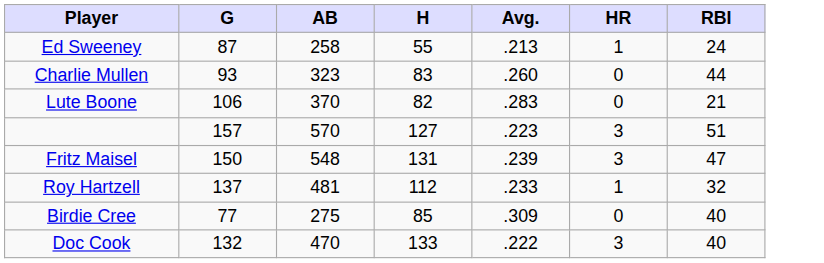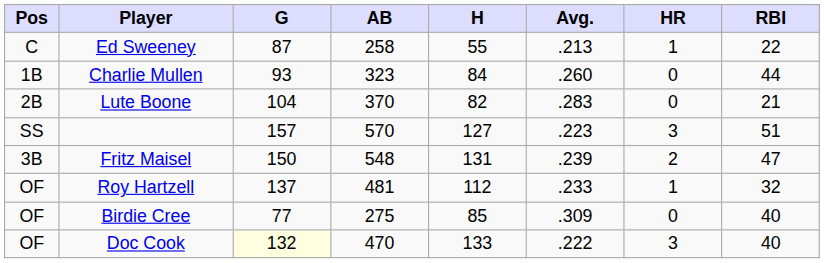+ column: (32, 18)
(716, 46) 24 -> (771, 46) 22
(423, 74) 83 -> (477, 74) 84
(227, 103) 106 -> (282, 103) 104
(618, 159) 3 -> (673, 159) 2
(227, 243) no background -> (282, 243) lightyellow background
